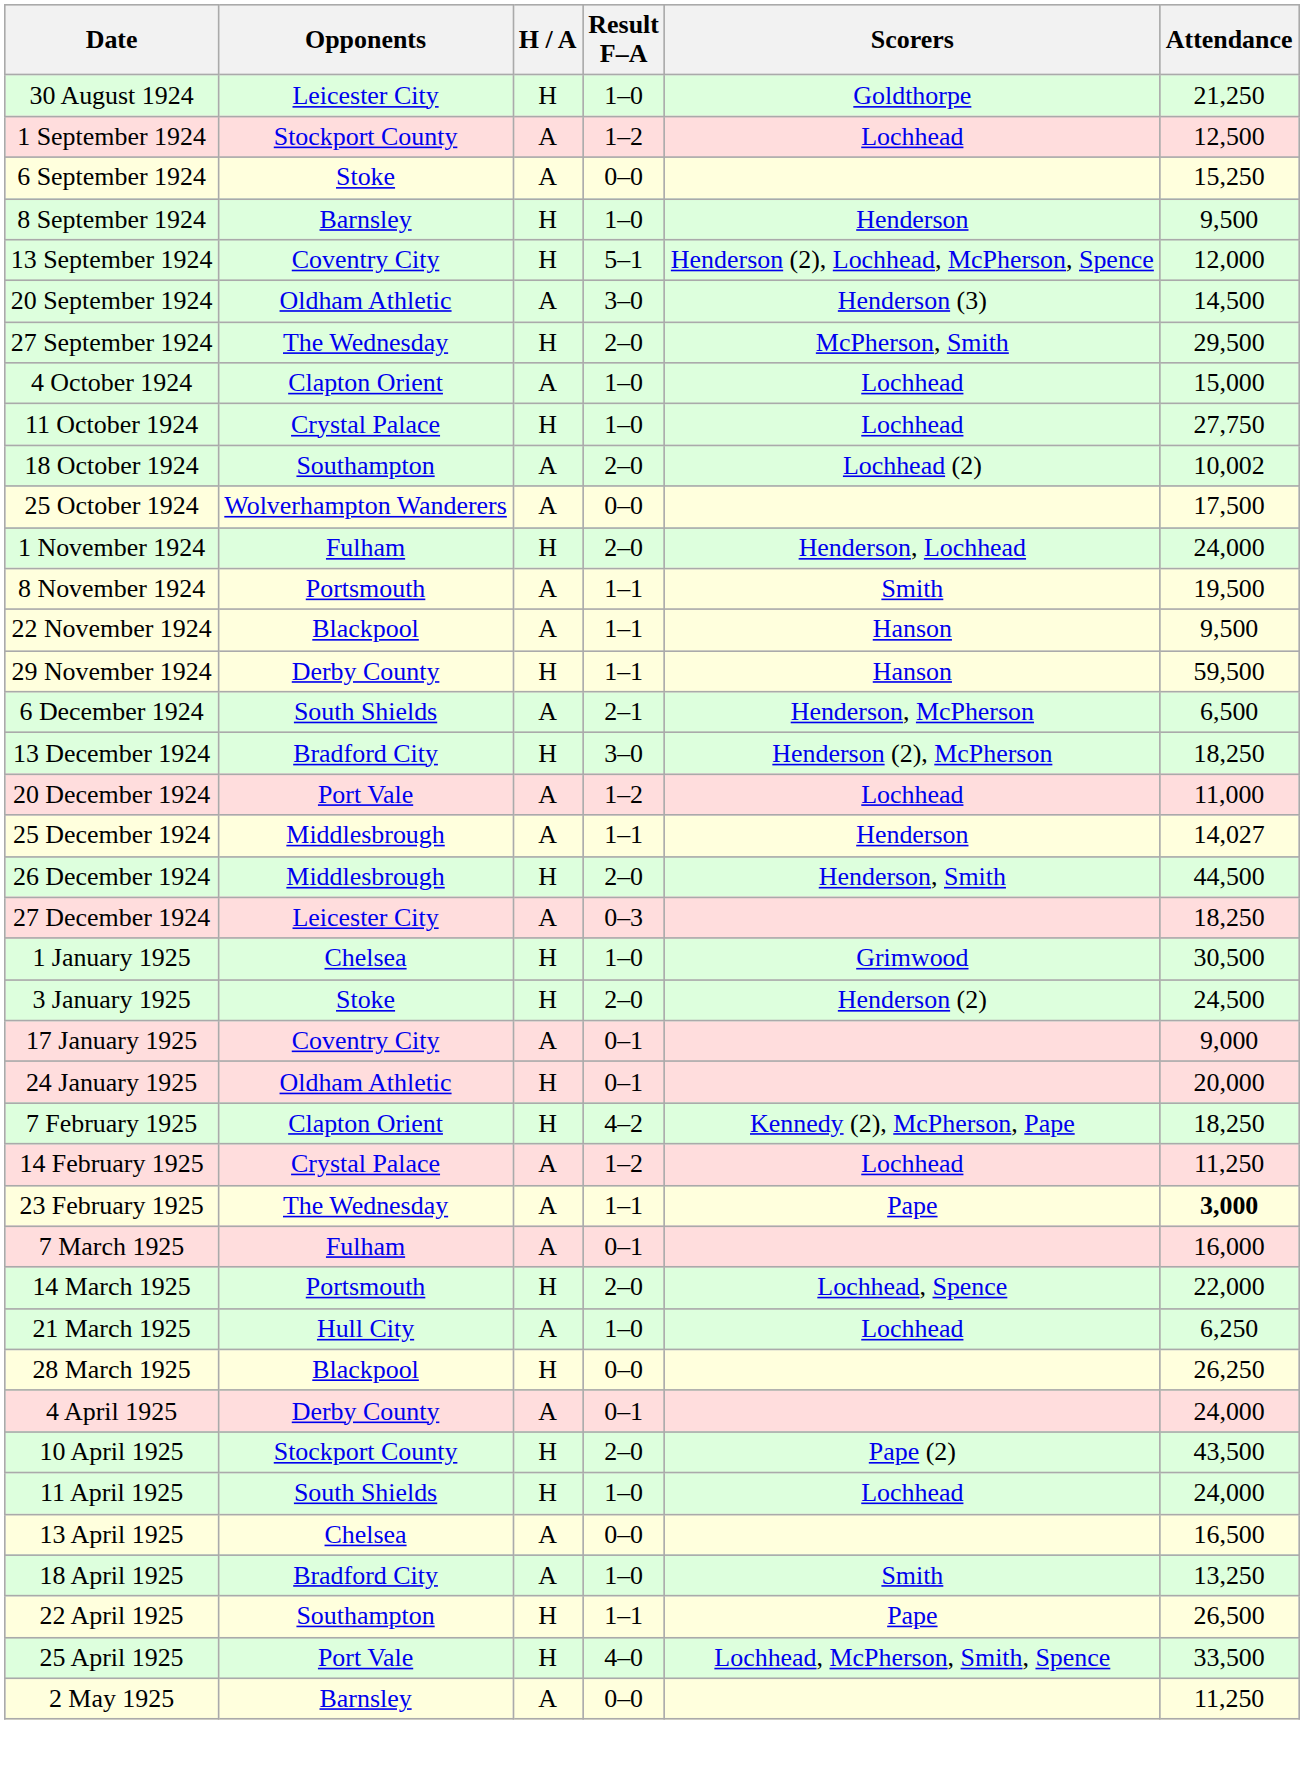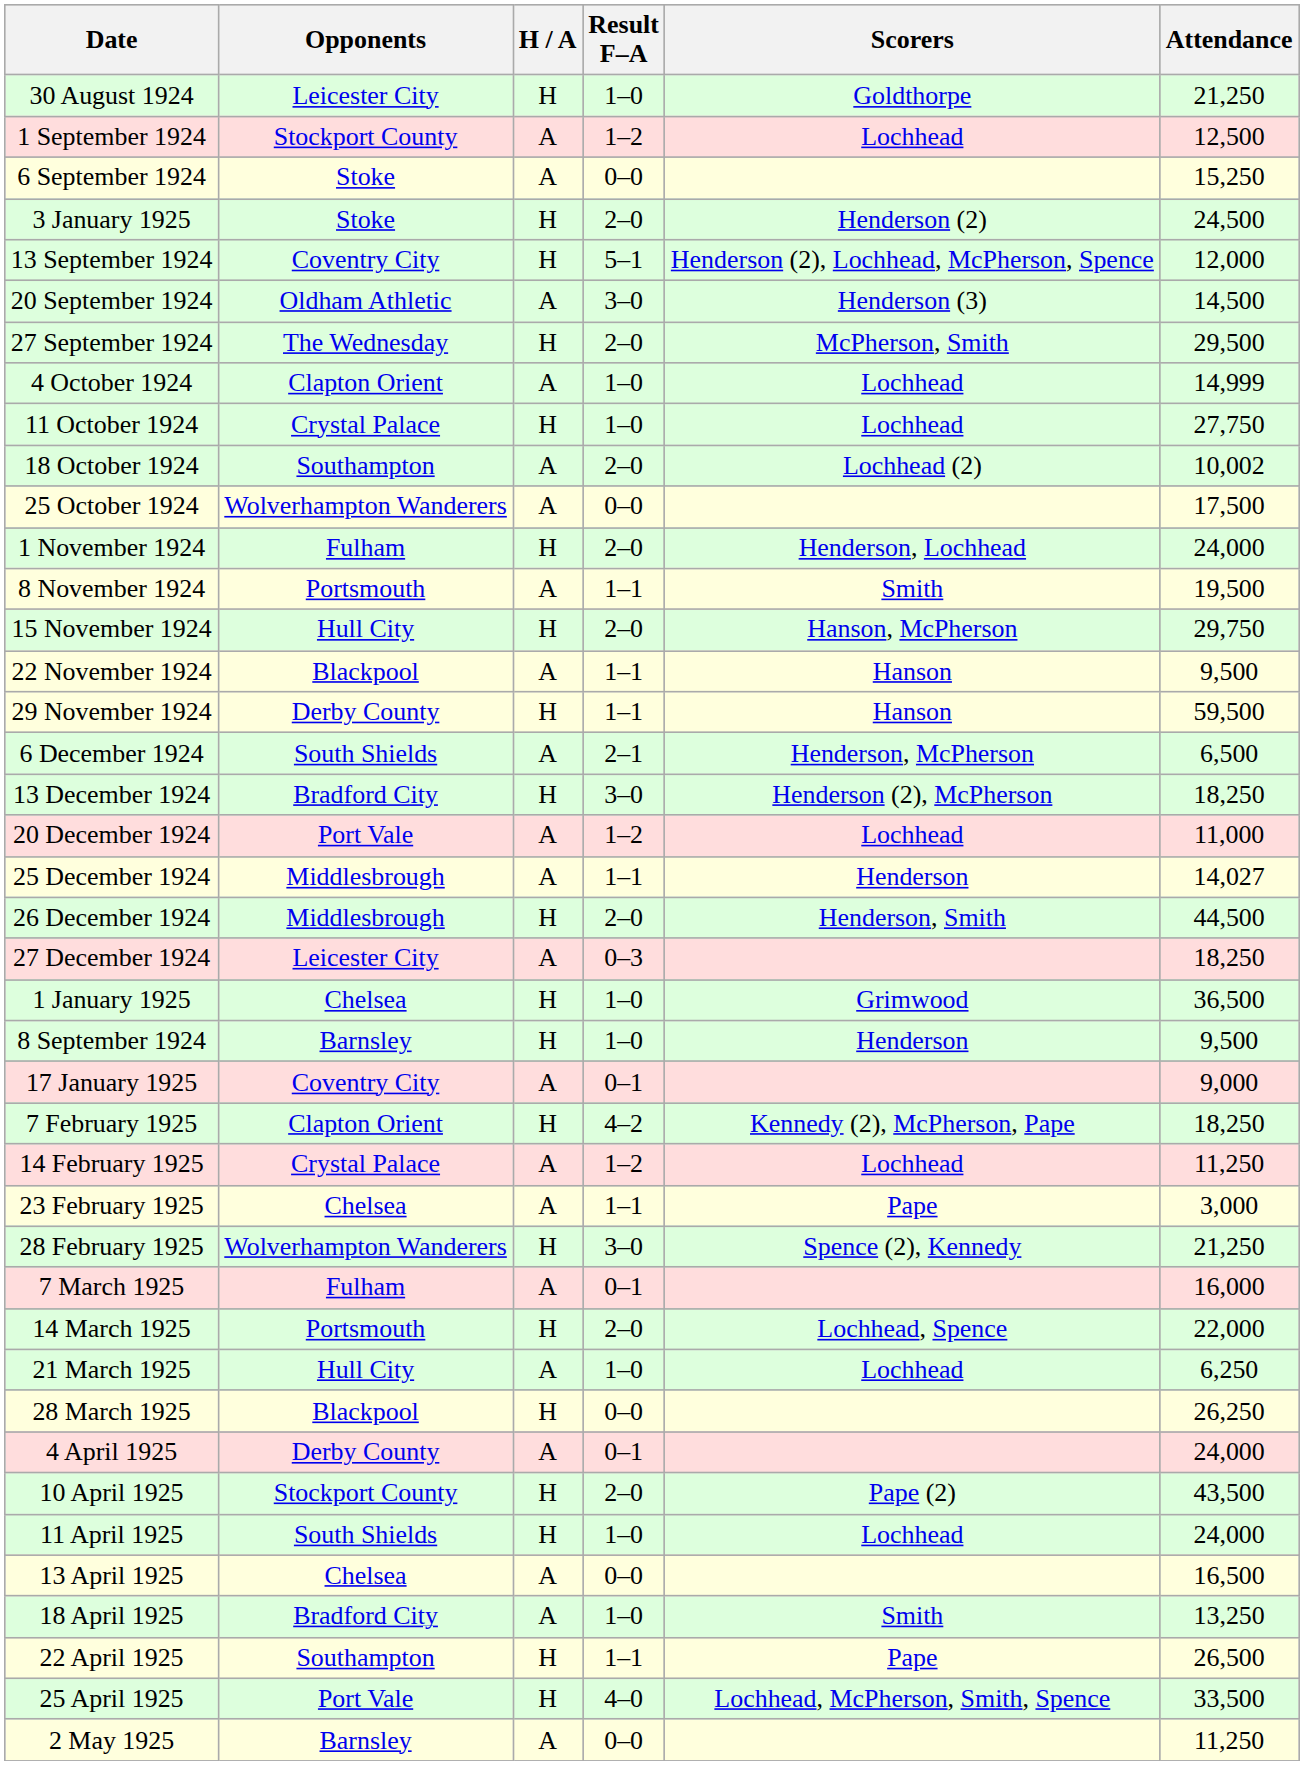rows swapped: (112, 218) <-> (112, 999)
(1229, 383) 15,000 -> (1229, 383) 14,999
+ row: (112, 629)
(1229, 958) 30,500 -> (1229, 999) 36,500
- row: (112, 1081)
(366, 1205) The Wednesday -> (366, 1205) Chelsea
(1229, 1205) bold -> (1229, 1205) normal
+ row: (112, 1246)
